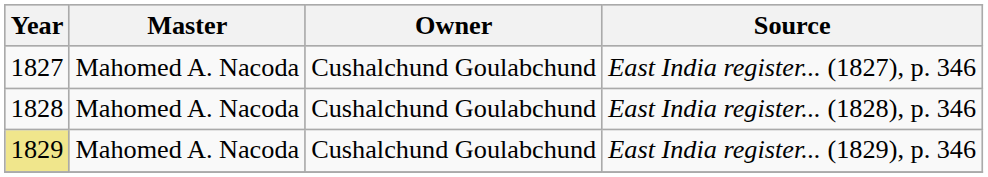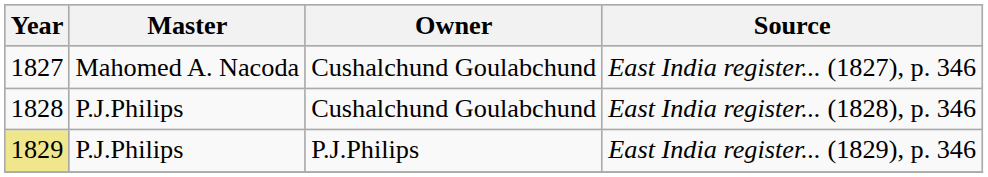(187, 108) Mahomed A. Nacoda -> (129, 108) P.J.Philips
(187, 150) Mahomed A. Nacoda -> (129, 150) P.J.Philips
(454, 150) Cushalchund Goulabchund -> (365, 150) P.J.Philips
